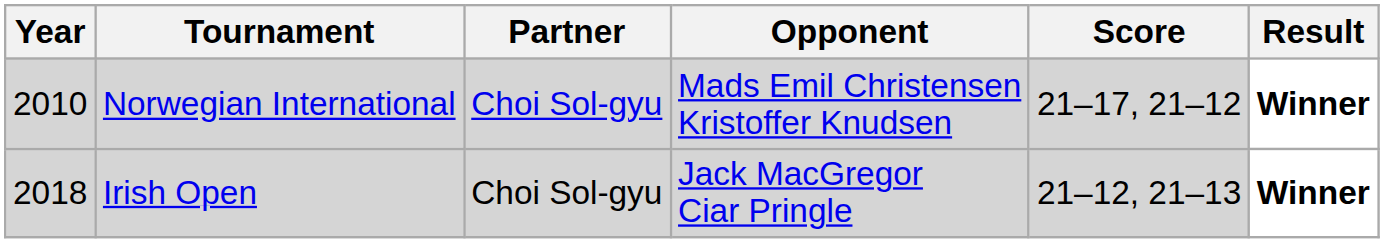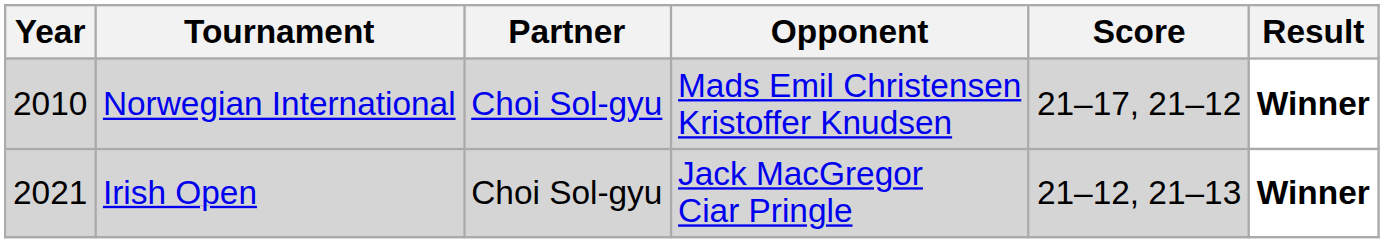(50, 193) 2018 -> (50, 193) 2021
